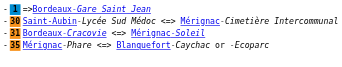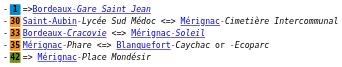(15, 34) 31 -> (15, 34) 33
+ row: (87, 57)
